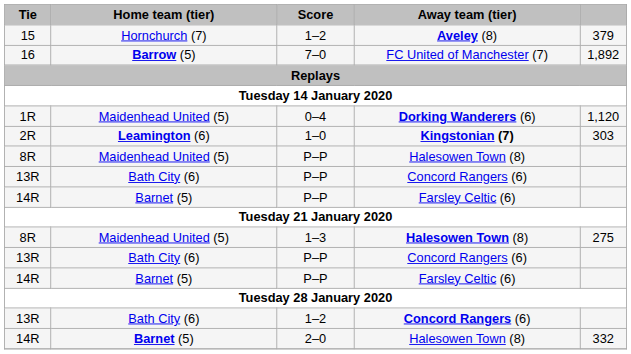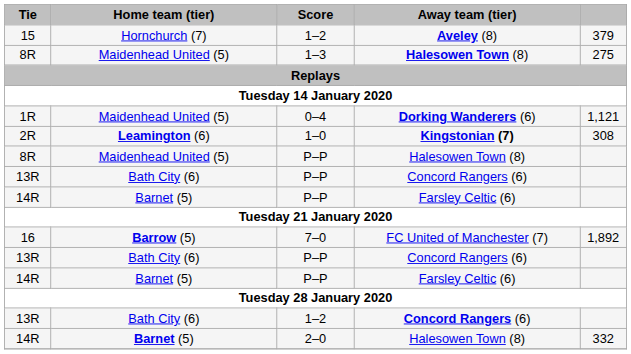rows swapped: (28, 55) <-> (28, 238)
(603, 116) 1,120 -> (603, 116) 1,121
(603, 136) 303 -> (603, 136) 308
